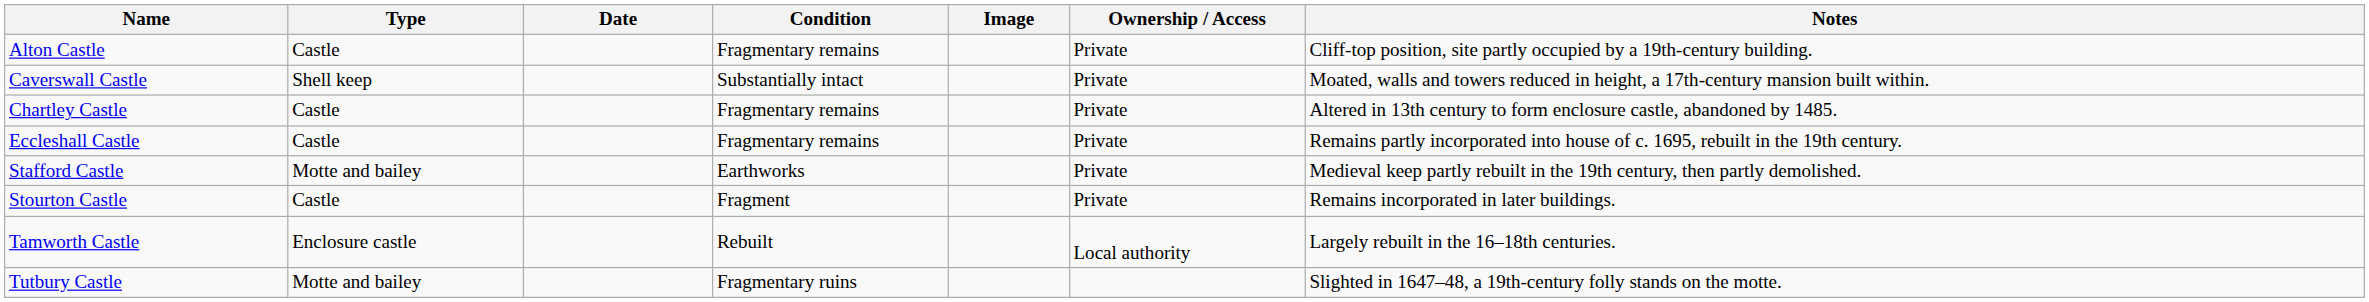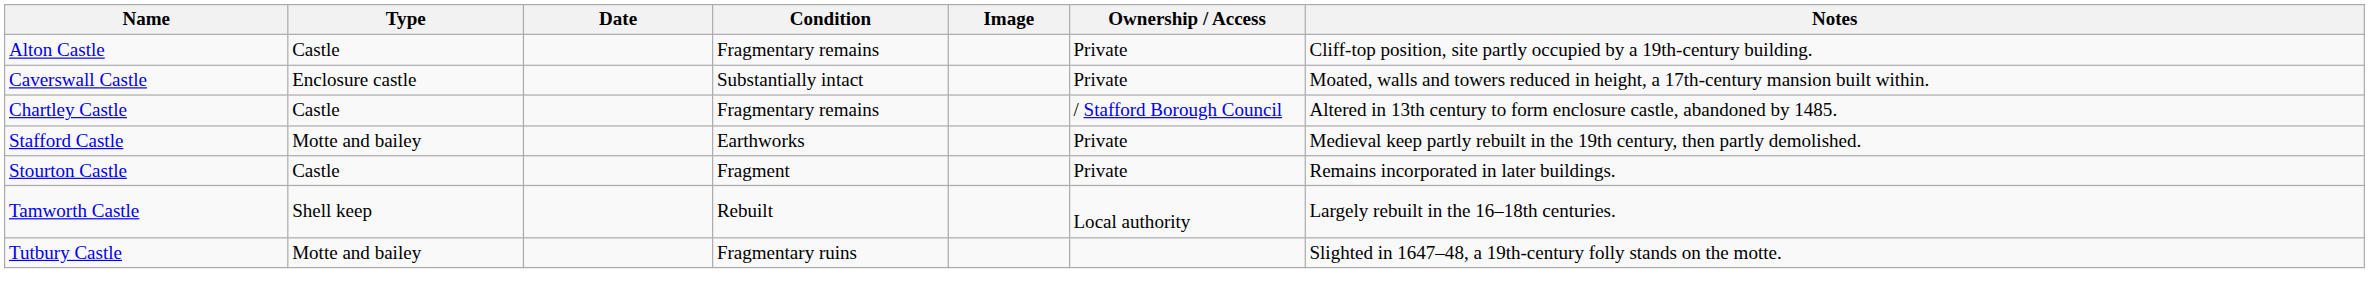(332, 79) Shell keep -> (354, 79) Enclosure castle
(1100, 110) Private -> (1178, 110) / Stafford Borough Council
- row: (74, 140)
(354, 241) Enclosure castle -> (332, 211) Shell keep
